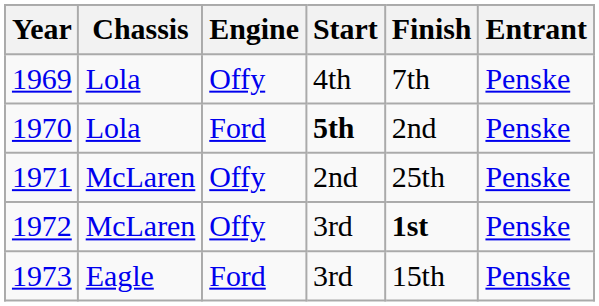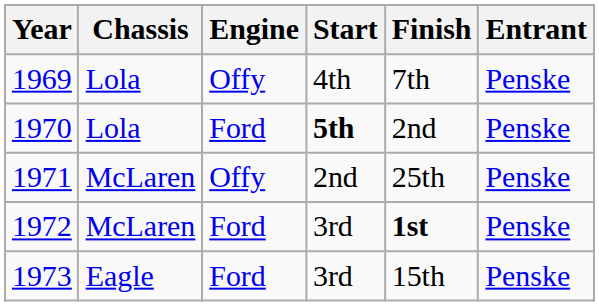(237, 226) Offy -> (238, 226) Ford
